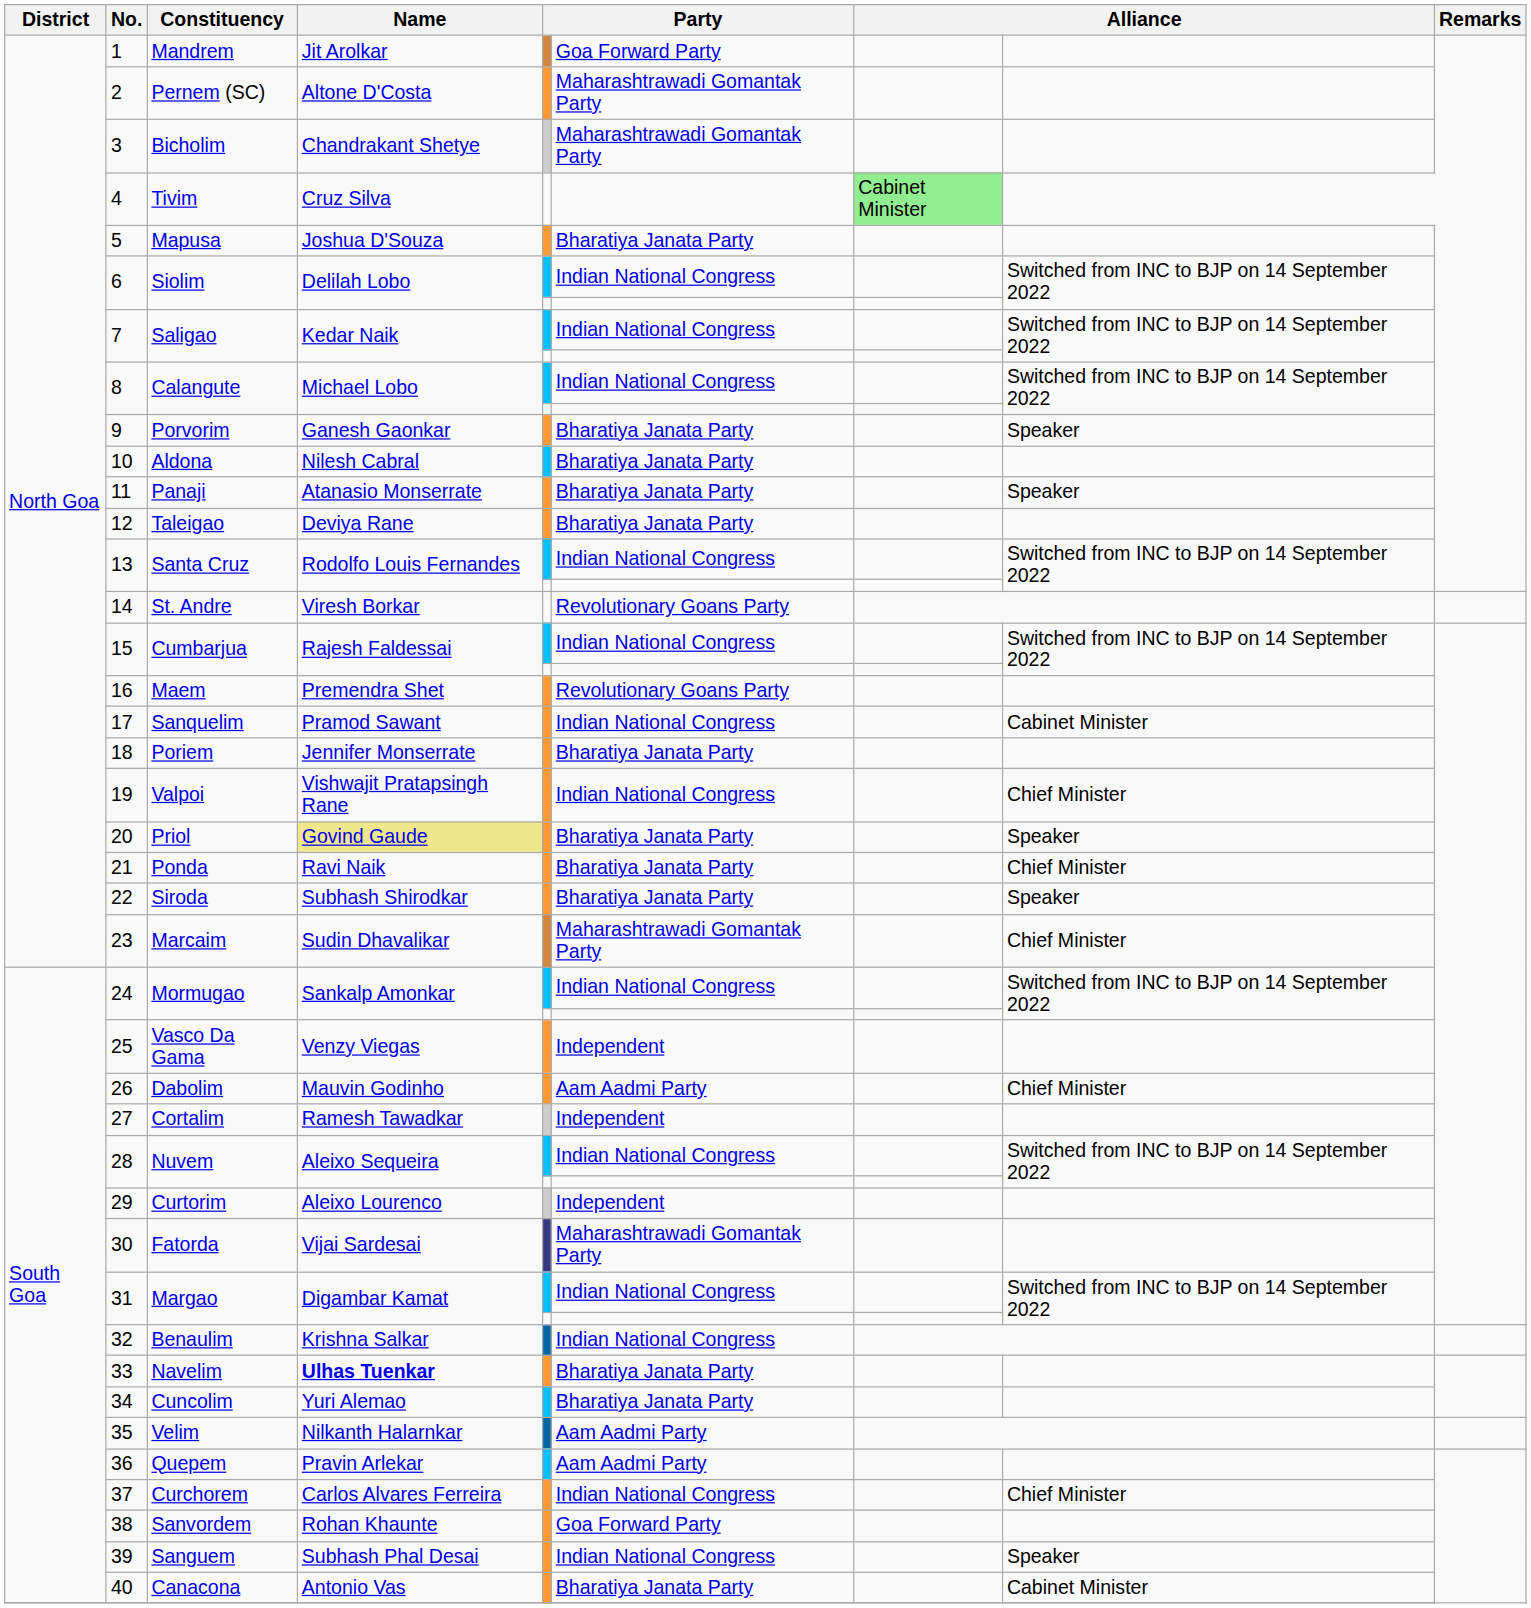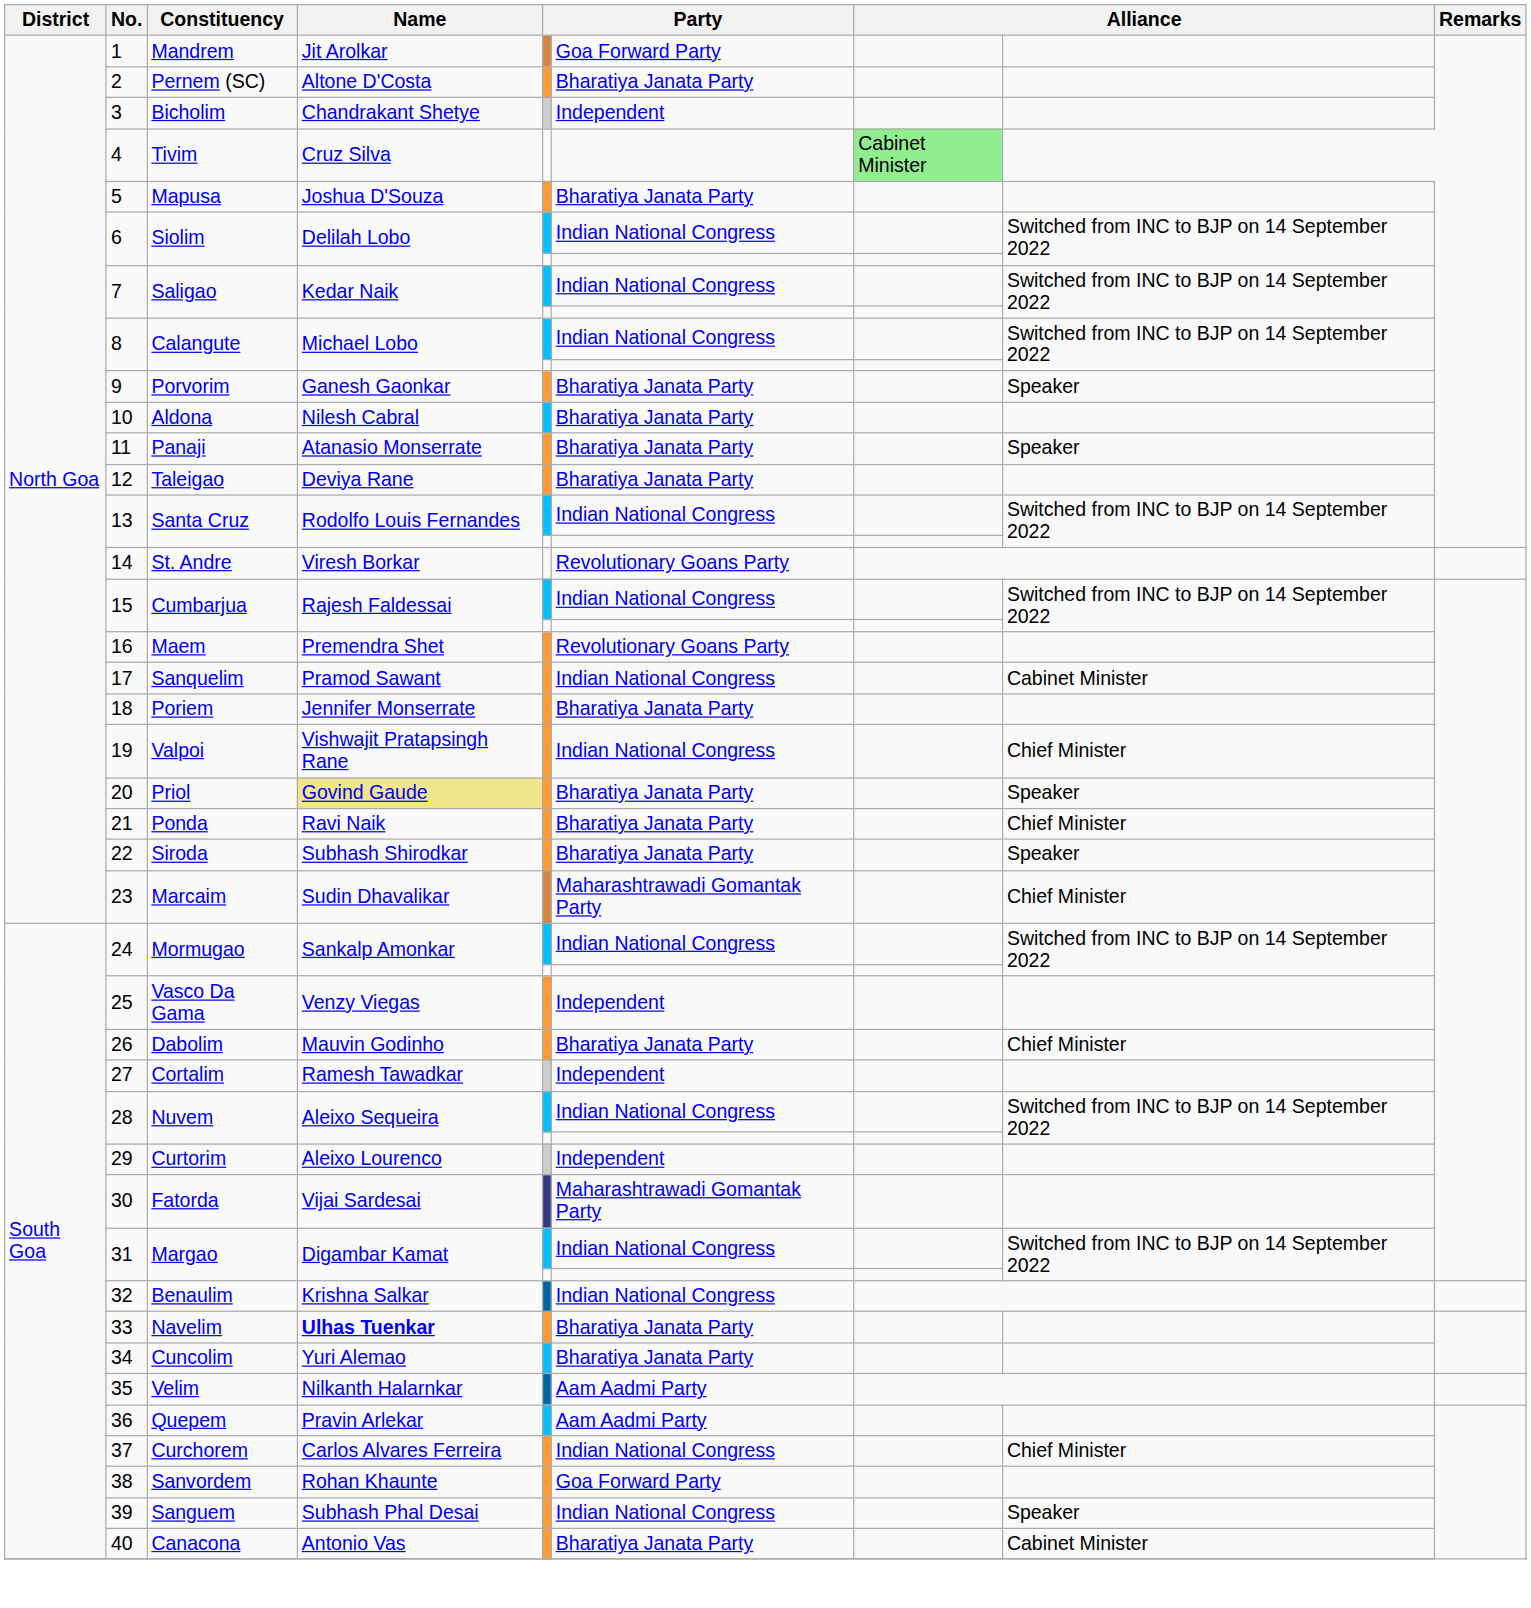(678, 92) Maharashtrawadi Gomantak Party -> (655, 81) Bharatiya Janata Party
(678, 145) Maharashtrawadi Gomantak Party -> (610, 112) Independent
(631, 1088) Aam Aadmi Party -> (655, 1044) Bharatiya Janata Party
